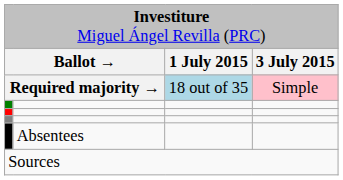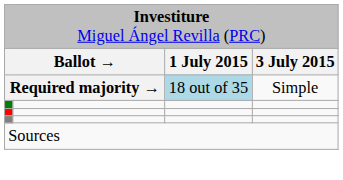(295, 87) pink background -> (295, 87) no background
- row: (9, 136)
